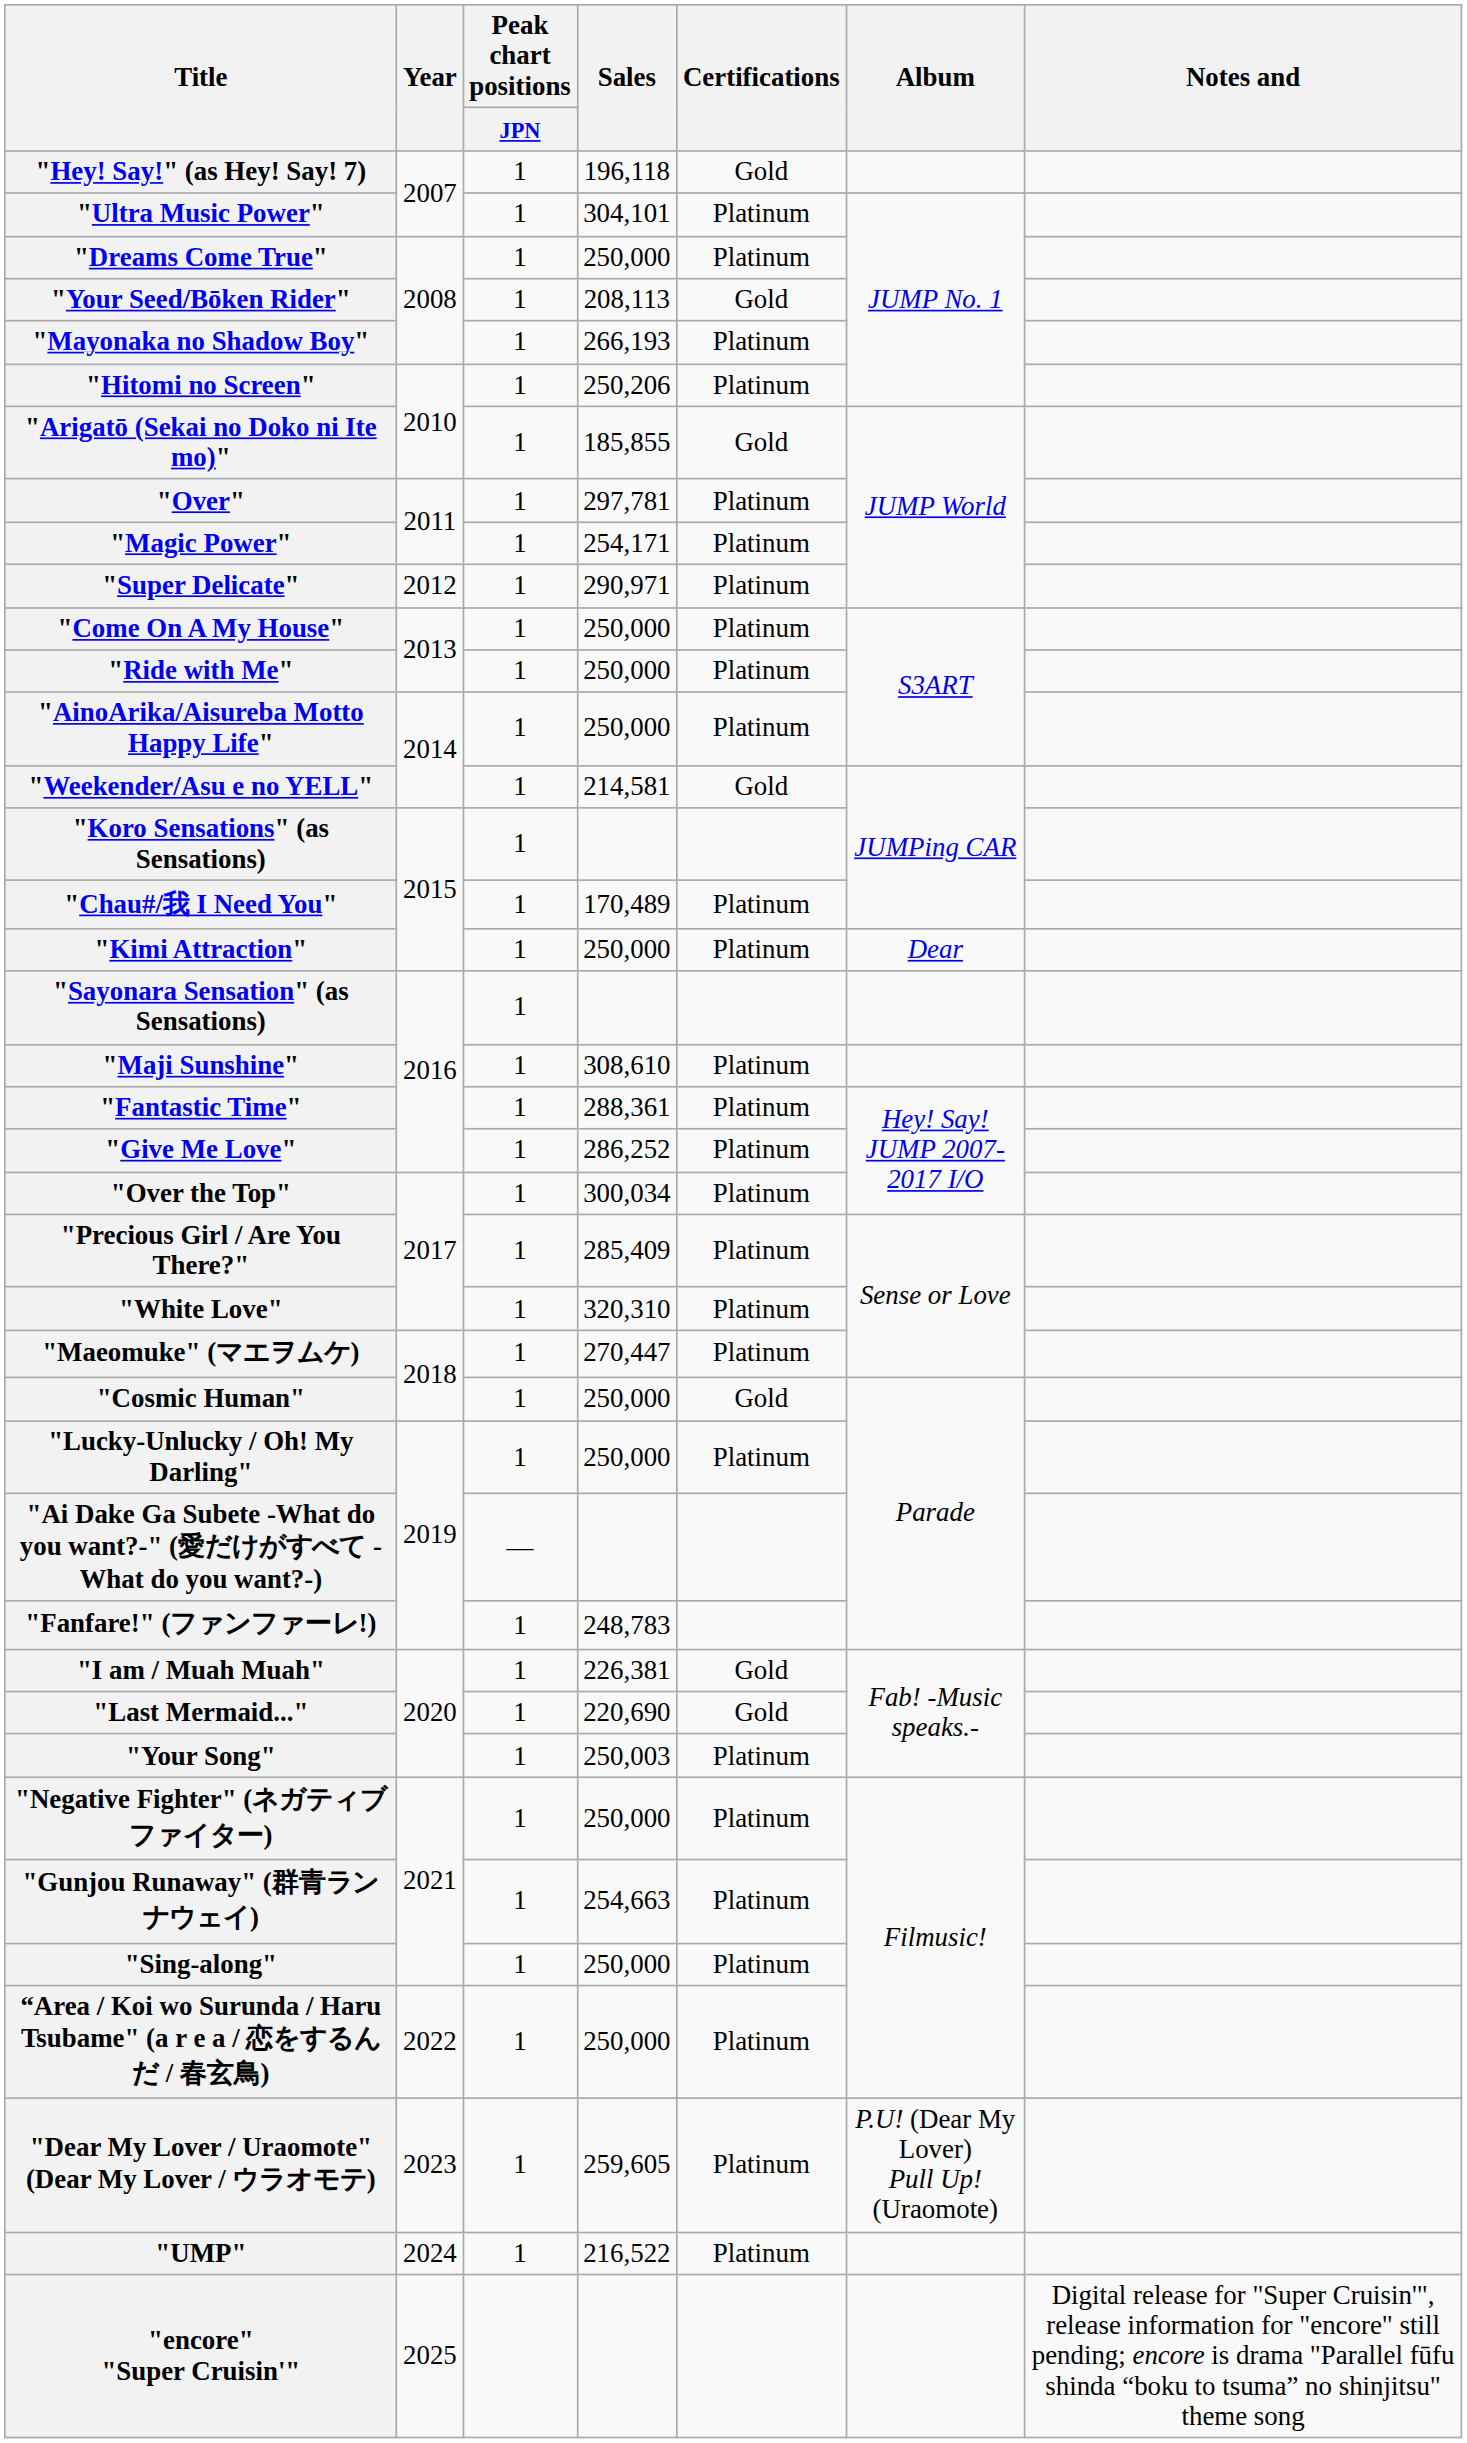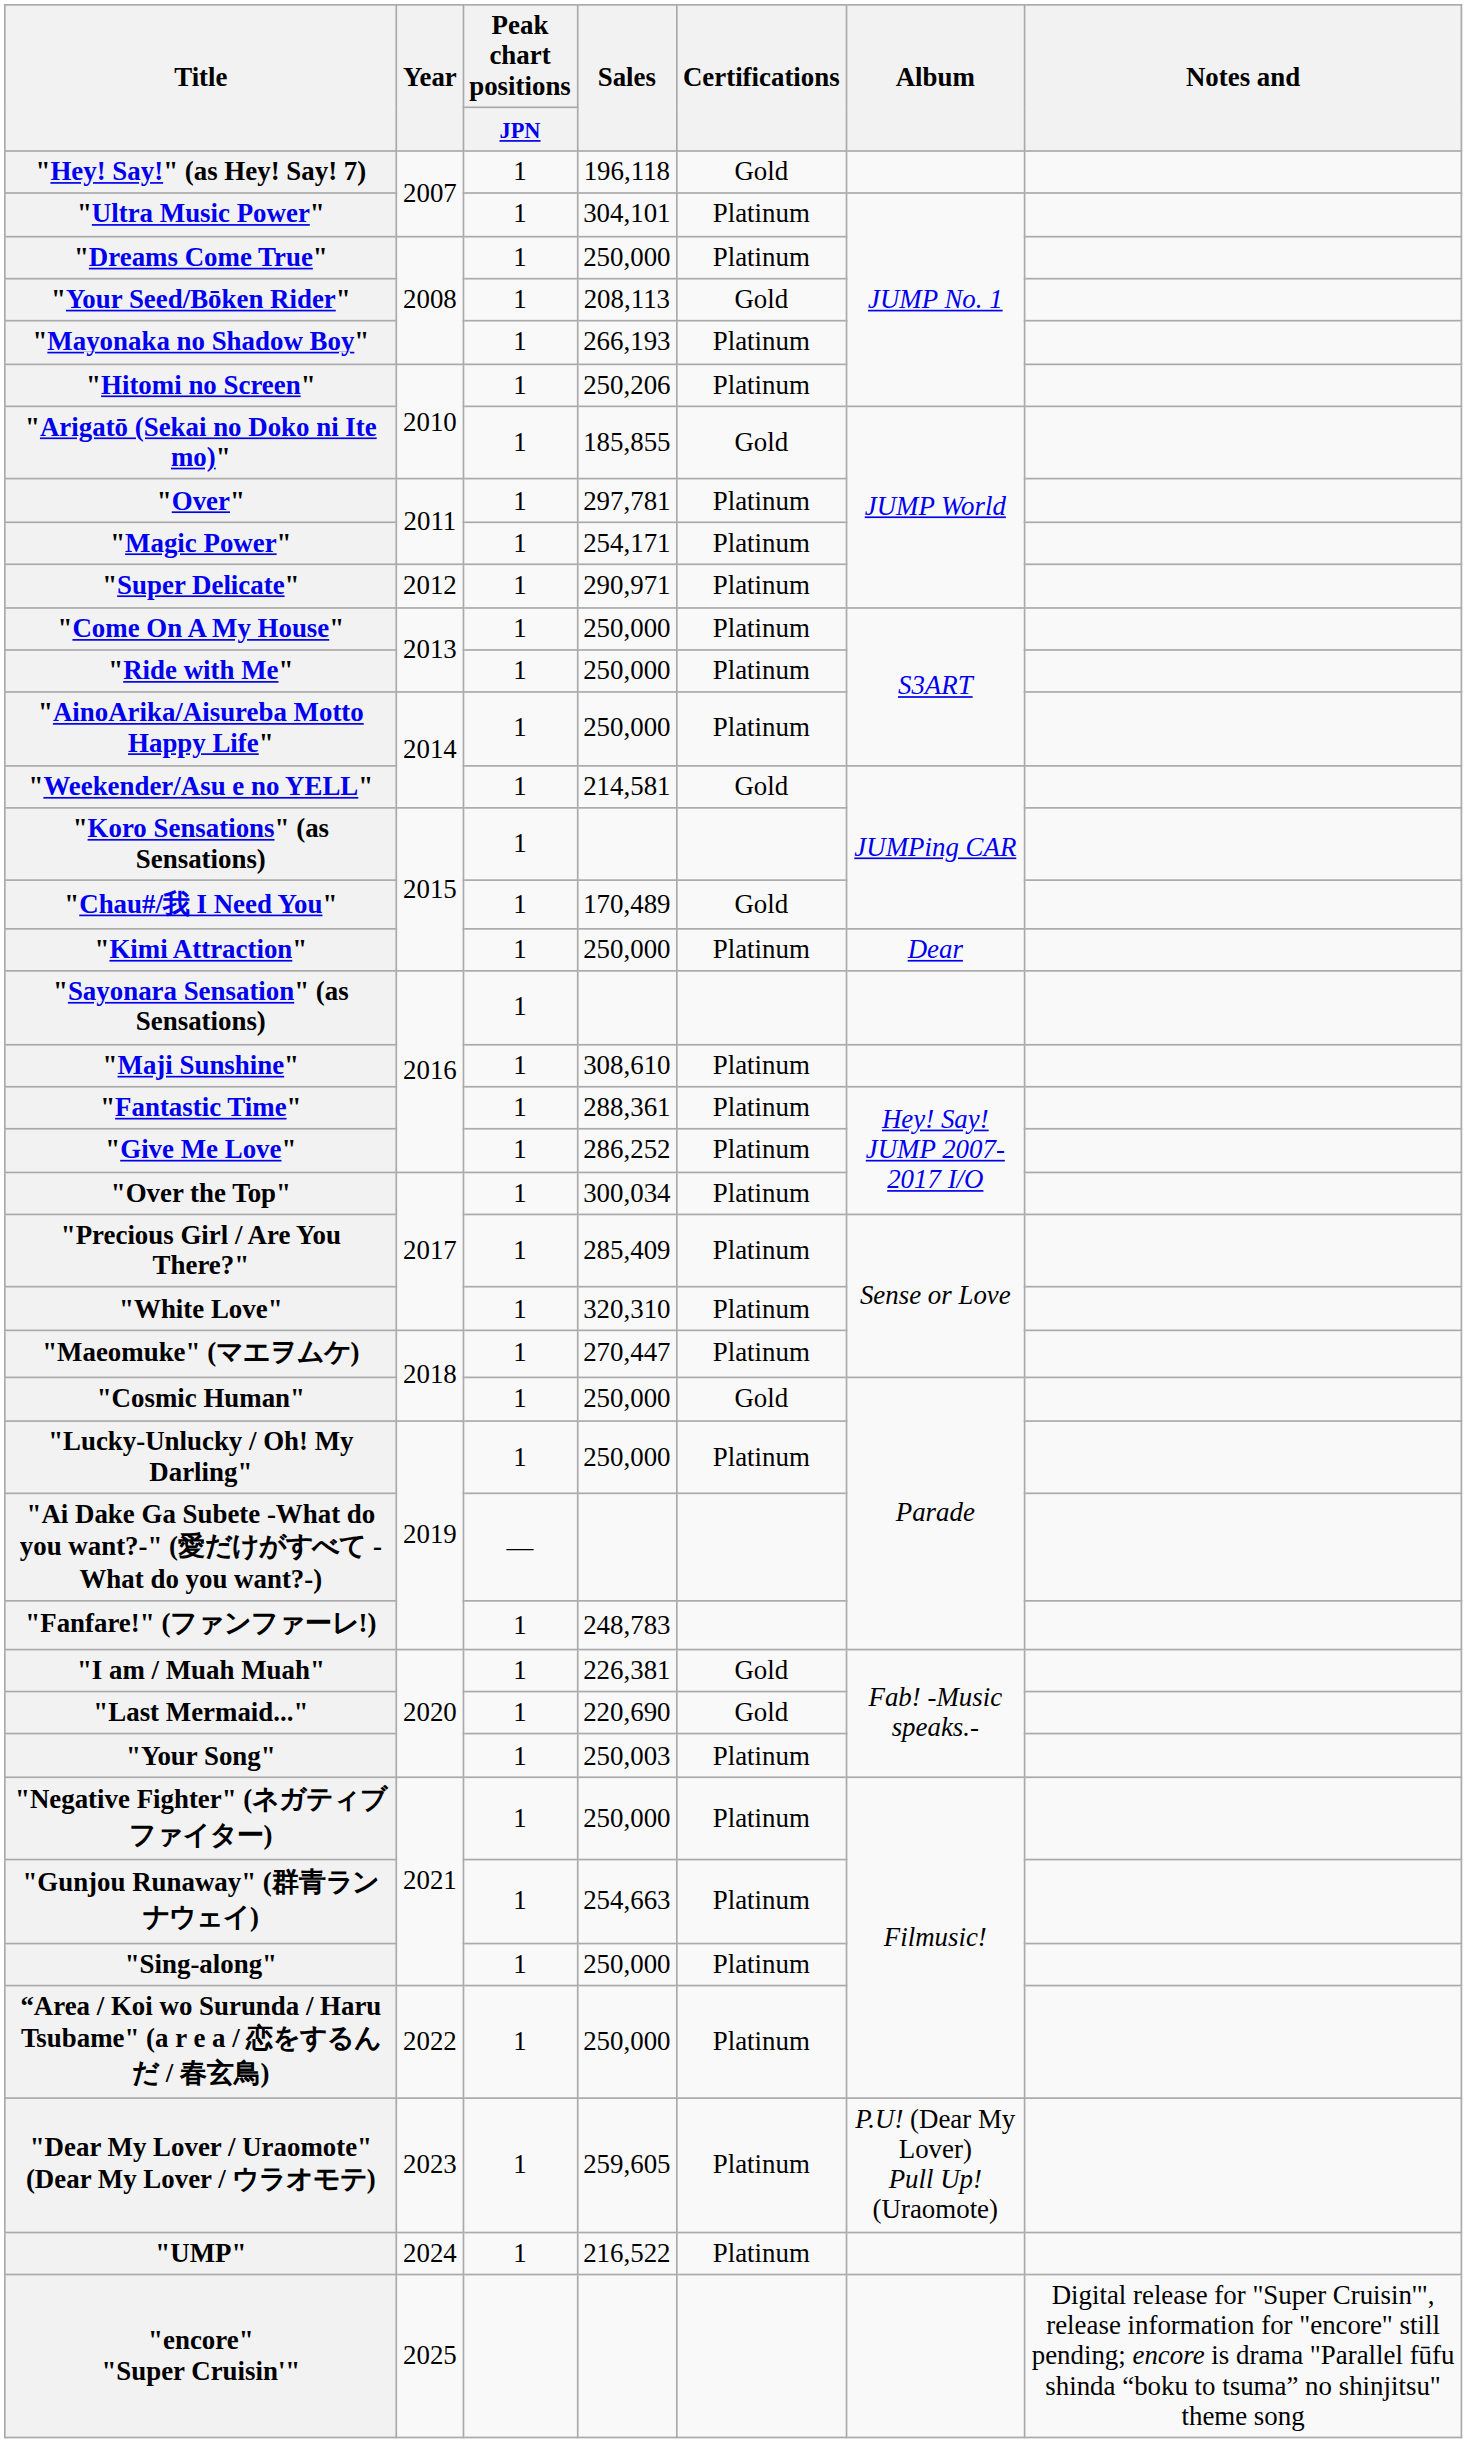(761, 904) Platinum -> (761, 904) Gold
